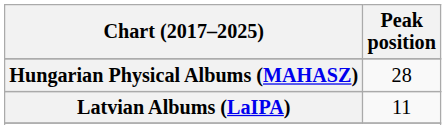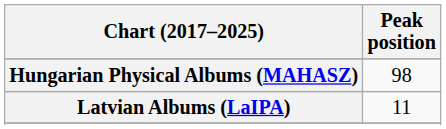(402, 75) 28 -> (402, 75) 98
